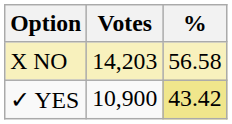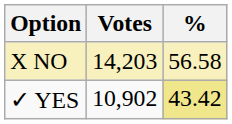(125, 99) 10,900 -> (125, 99) 10,902
